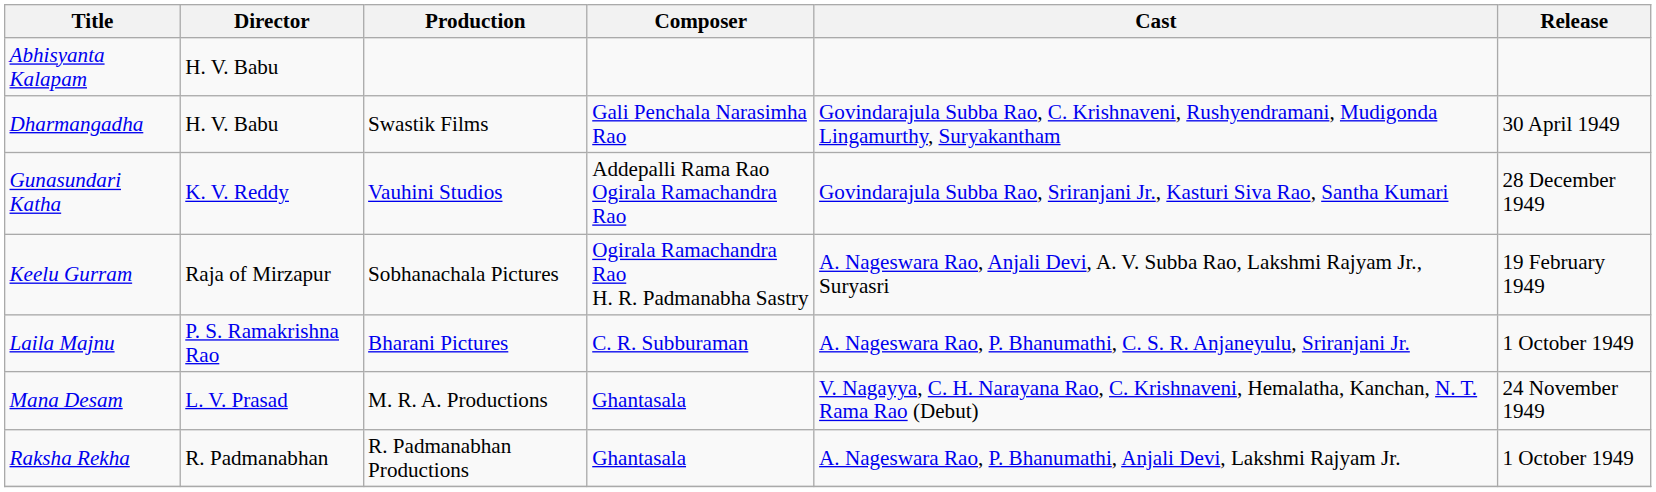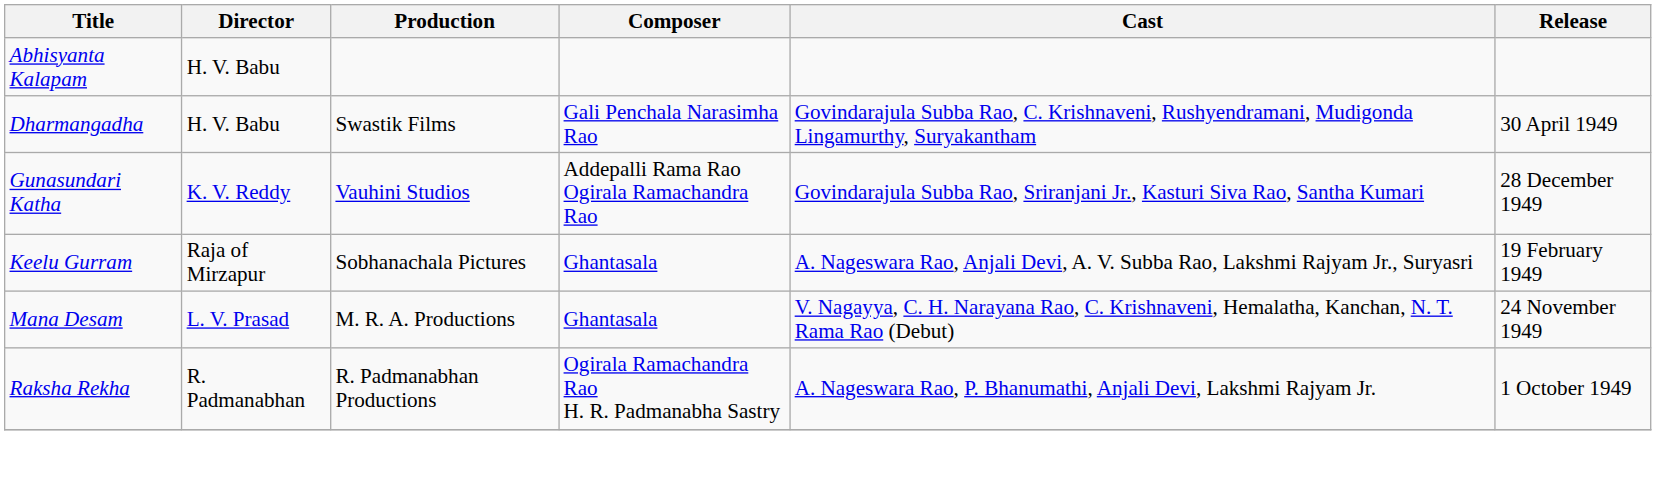(700, 274) Ogirala Ramachandra Rao H. R. Padmanabha Sastry -> (610, 262) Ghantasala
- row: (62, 343)
(639, 457) Ghantasala -> (672, 388) Ogirala Ramachandra Rao H. R. Padmanabha Sastry
